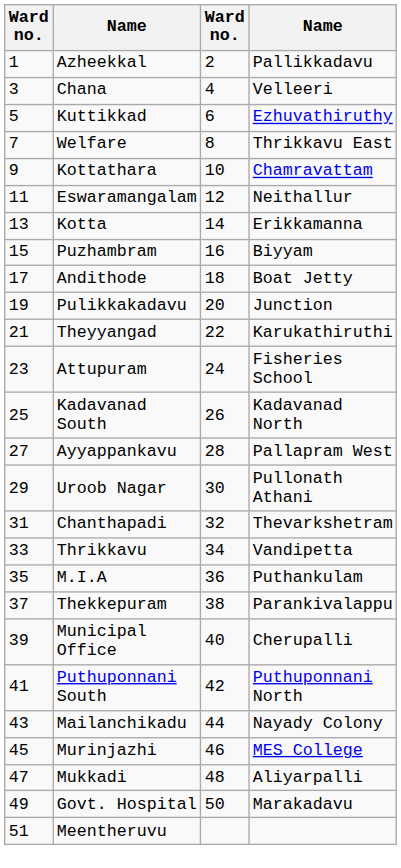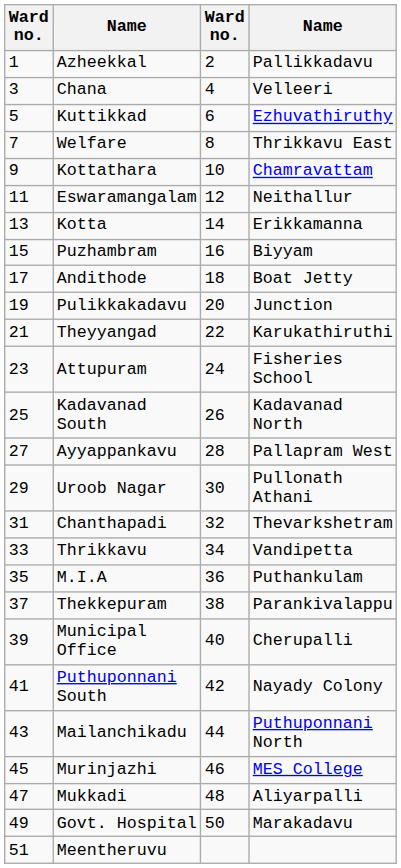(313, 688) Puthuponnani North -> (318, 688) Nayady Colony
(318, 724) Nayady Colony -> (313, 733) Puthuponnani North
